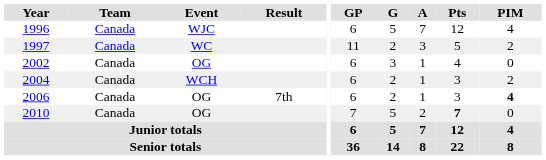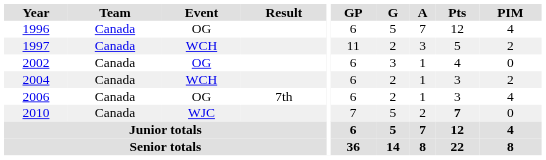(201, 29) WJC -> (201, 29) OG
(201, 46) WC -> (201, 46) WCH
(510, 96) bold -> (510, 96) normal
(201, 113) OG -> (201, 113) WJC
